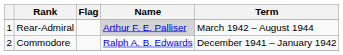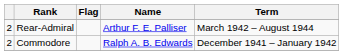(9, 27) 1 -> (9, 27) 2
(145, 27) lightgrey background -> (145, 27) no background
